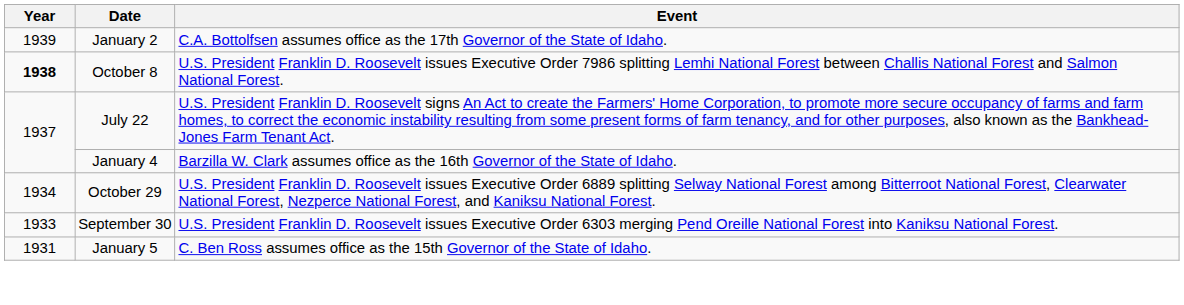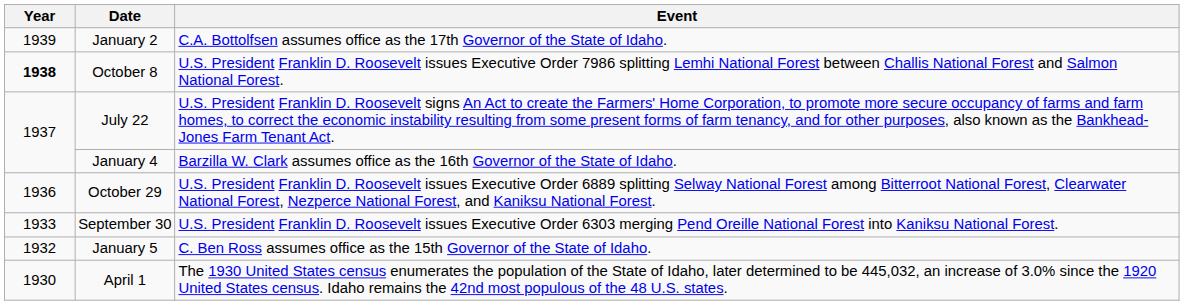(40, 192) 1934 -> (40, 192) 1936
(40, 248) 1931 -> (40, 248) 1932
+ row: (125, 280)
